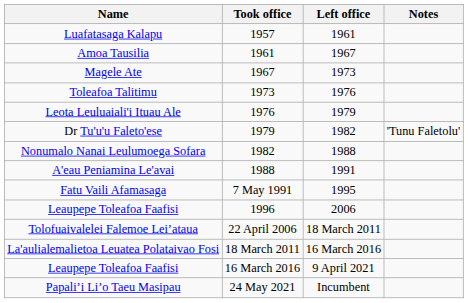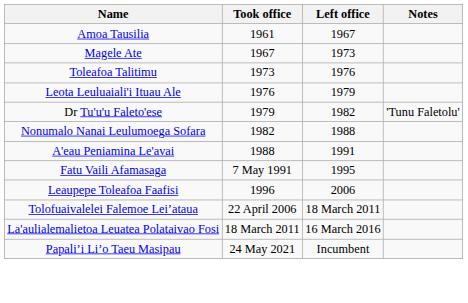- row: (113, 33)
- row: (113, 268)
